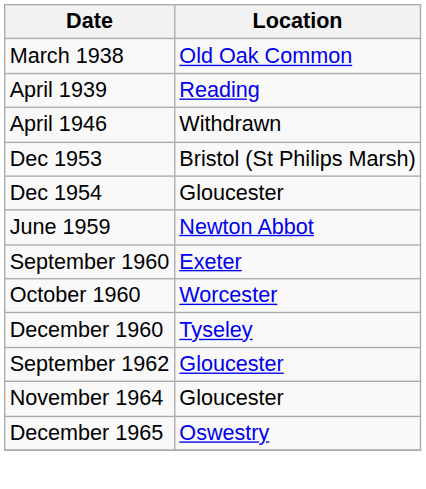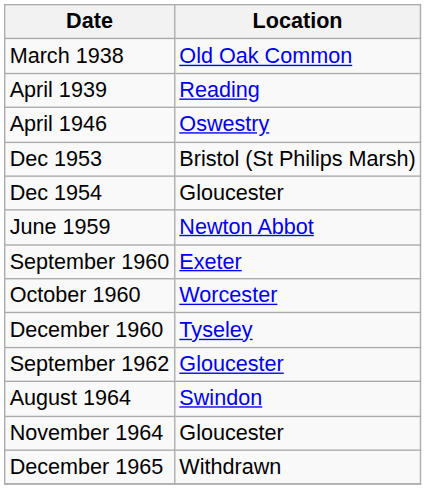(230, 124) Withdrawn -> (224, 124) Oswestry
+ row: (70, 398)
(224, 432) Oswestry -> (230, 466) Withdrawn
